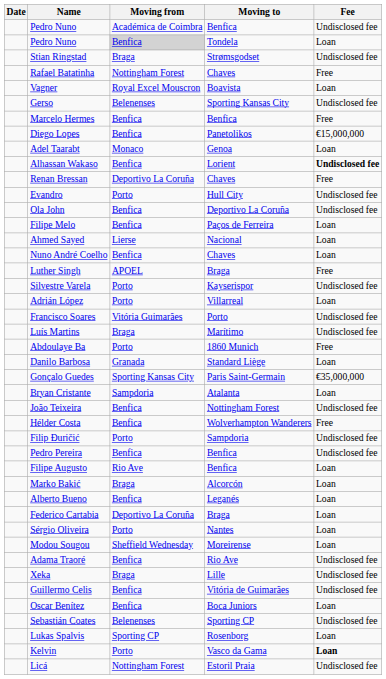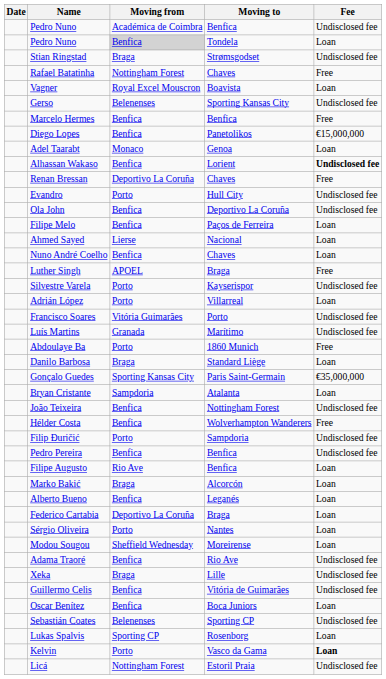(123, 331) Braga -> (128, 331) Granada
(128, 362) Granada -> (123, 362) Braga
